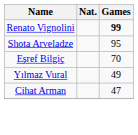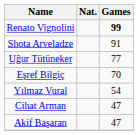(116, 43) 95 -> (116, 43) 91
+ row: (41, 59)
(116, 75) 49 -> (116, 91) 54
+ row: (41, 122)
